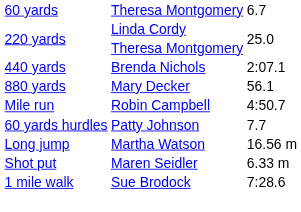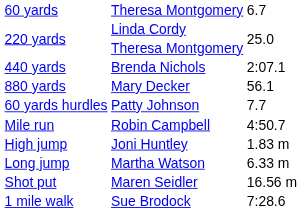rows swapped: (29, 106) <-> (56, 125)
+ row: (36, 144)
(272, 144) 16.56 m -> (268, 163) 6.33 m
(268, 163) 6.33 m -> (272, 182) 16.56 m
